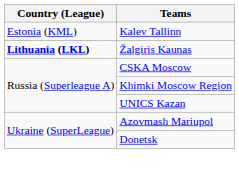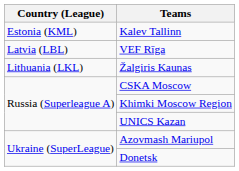+ row: (142, 49)
(48, 49) bold -> (45, 67) normal
